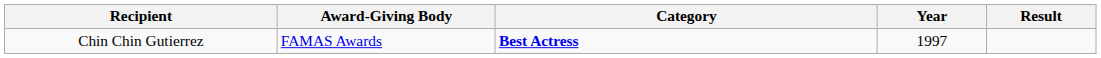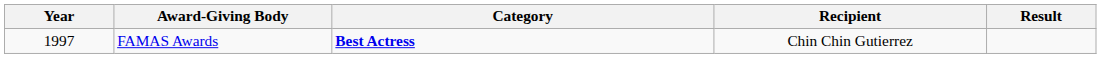columns swapped: (932, 16) <-> (141, 16)
